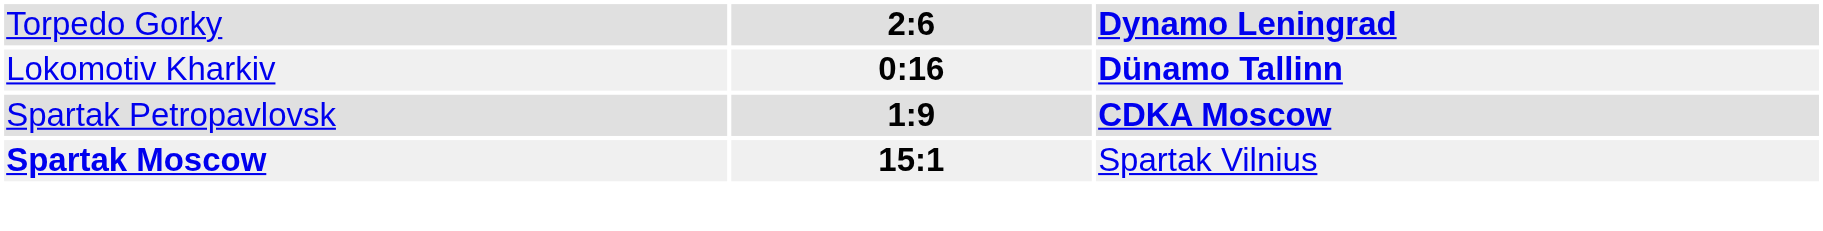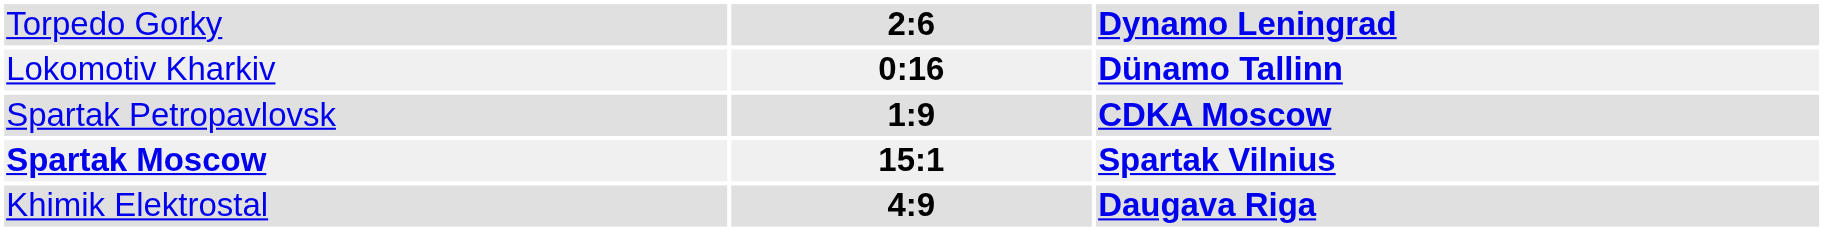(1208, 160) normal -> (1217, 160) bold
+ row: (137, 205)
